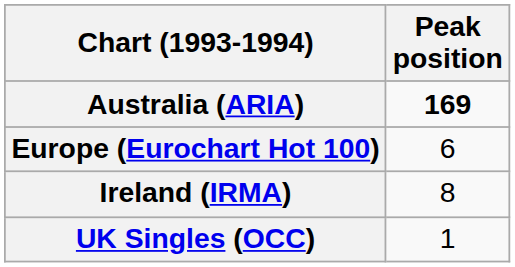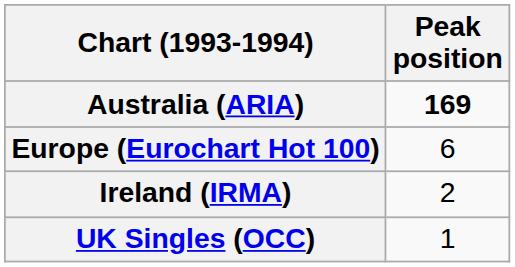(448, 193) 8 -> (448, 193) 2
